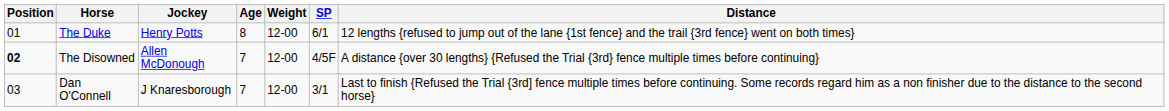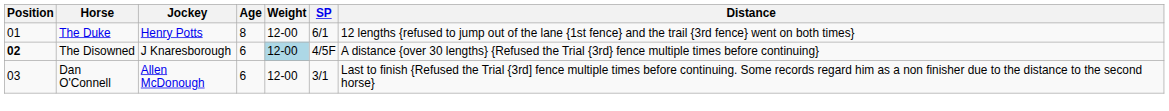(173, 58) Allen McDonough -> (186, 51) J Knaresborough
(243, 58) 7 -> (243, 51) 6
(282, 58) no background -> (282, 51) lightblue background
(186, 90) J Knaresborough -> (173, 76) Allen McDonough
(243, 90) 7 -> (243, 76) 6
